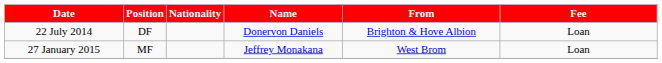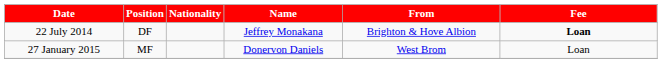(283, 31) Donervon Daniels -> (283, 31) Jeffrey Monakana
(579, 31) normal -> (579, 31) bold
(283, 50) Jeffrey Monakana -> (283, 50) Donervon Daniels
